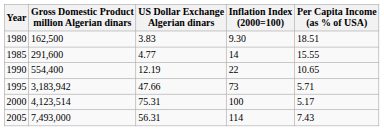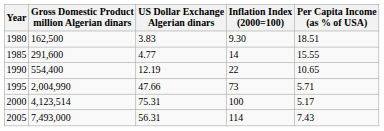(51, 86) 3,183,942 -> (51, 86) 2,004,990
